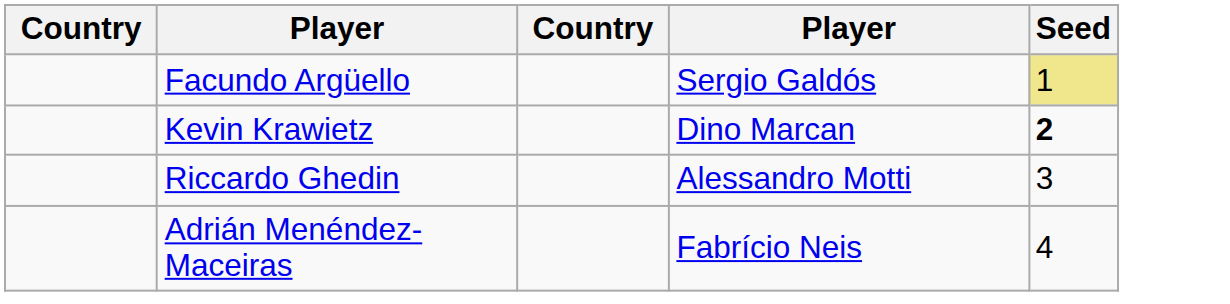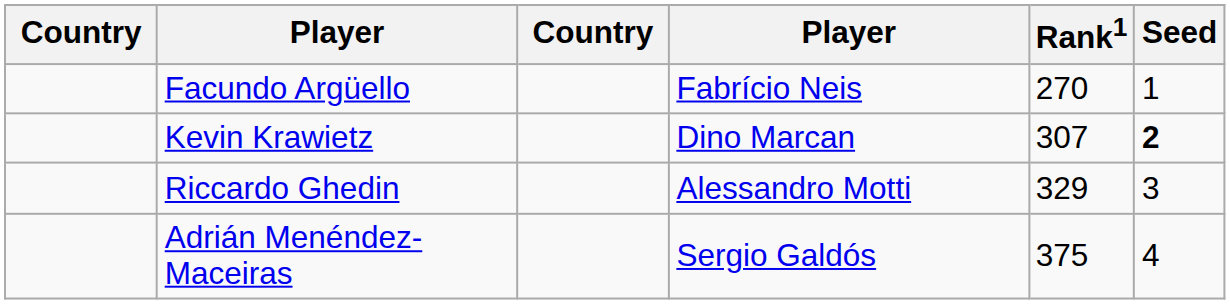+ column: (1082, 33)
(776, 79) Sergio Galdós -> (769, 88) Fabrício Neis
(1044, 79) khaki background -> (1151, 88) no background
(769, 247) Fabrício Neis -> (776, 255) Sergio Galdós
